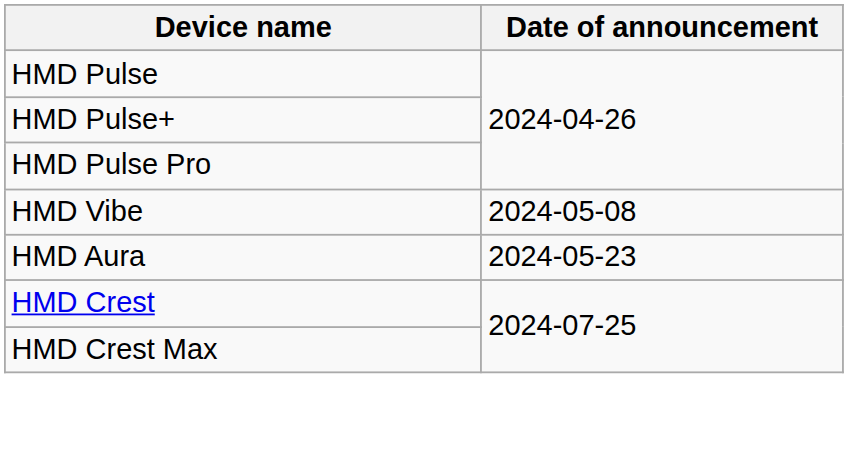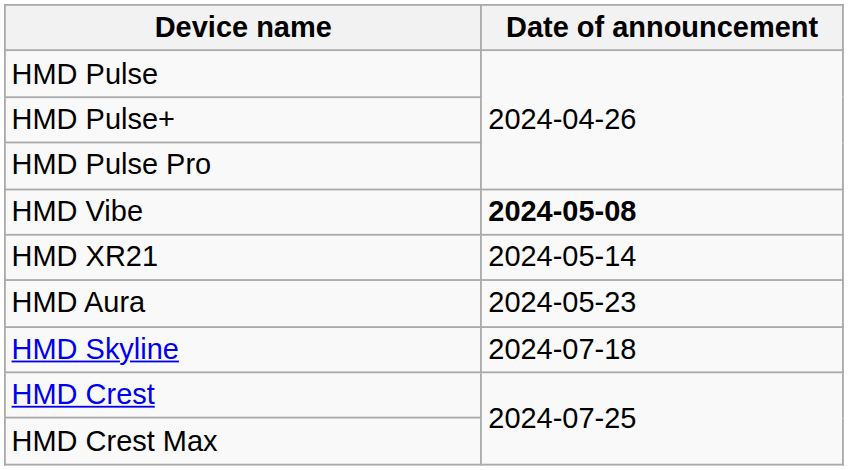(562, 211) normal -> (562, 211) bold
+ row: (85, 257)
+ row: (95, 348)
